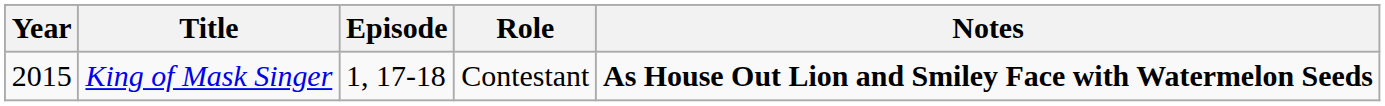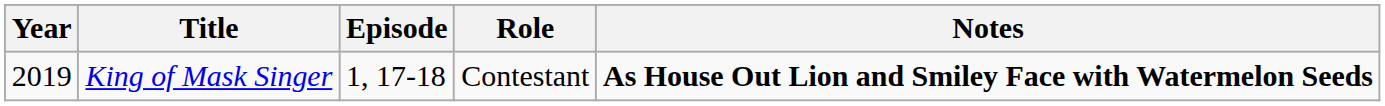(42, 75) 2015 -> (42, 75) 2019
